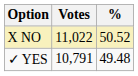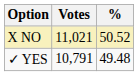(74, 37) 11,022 -> (74, 37) 11,021
